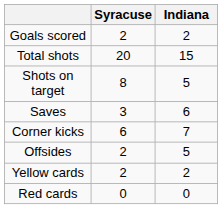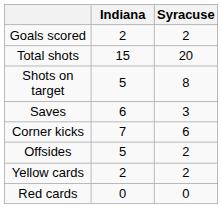columns swapped: (123, 14) <-> (186, 14)
